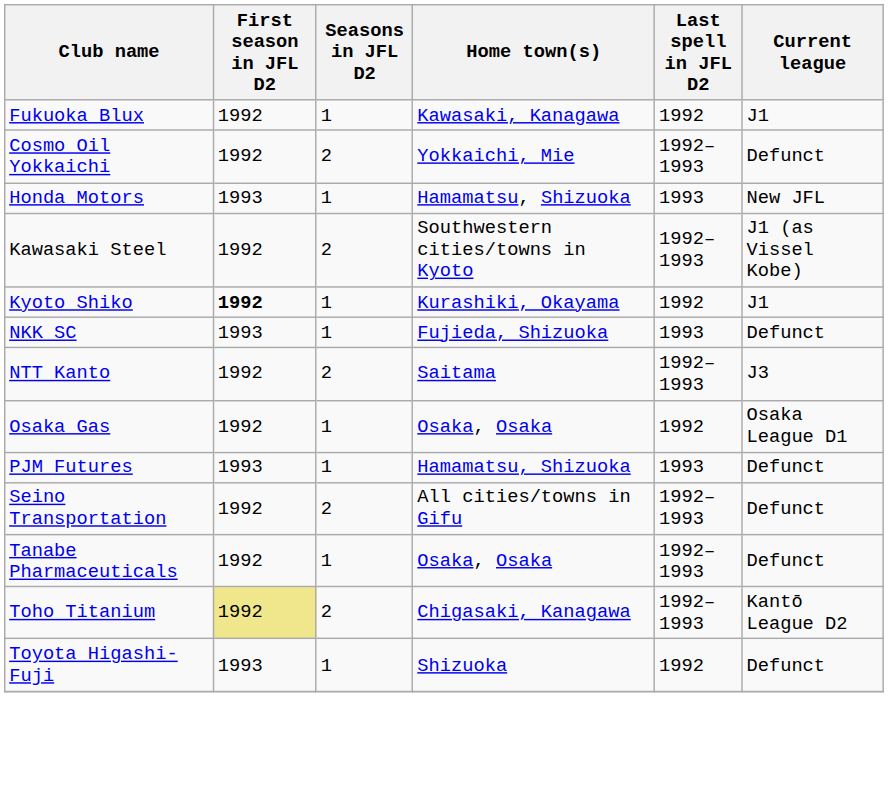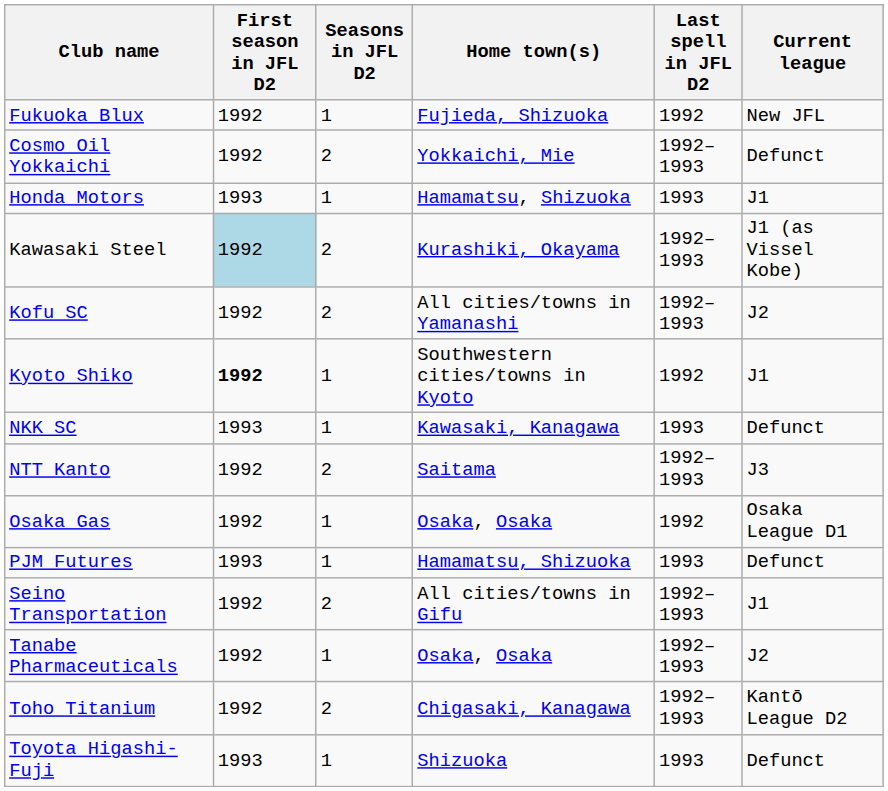(518, 115) Kawasaki, Kanagawa -> (513, 115) Fujieda, Shizuoka
(758, 115) J1 -> (786, 115) New JFL
(786, 198) New JFL -> (758, 198) J1
(240, 250) no background -> (240, 250) lightblue background
(502, 250) Southwestern cities/towns in Kyoto -> (518, 250) Kurashiki, Okayama
+ row: (48, 313)
(518, 302) Kurashiki, Okayama -> (502, 376) Southwestern cities/towns in Kyoto
(513, 333) Fujieda, Shizuoka -> (518, 428) Kawasaki, Kanagawa
(786, 509) Defunct -> (758, 604) J1
(786, 561) Defunct -> (758, 656) J2
(240, 613) khaki background -> (240, 708) no background
(682, 665) 1992 -> (682, 760) 1993
